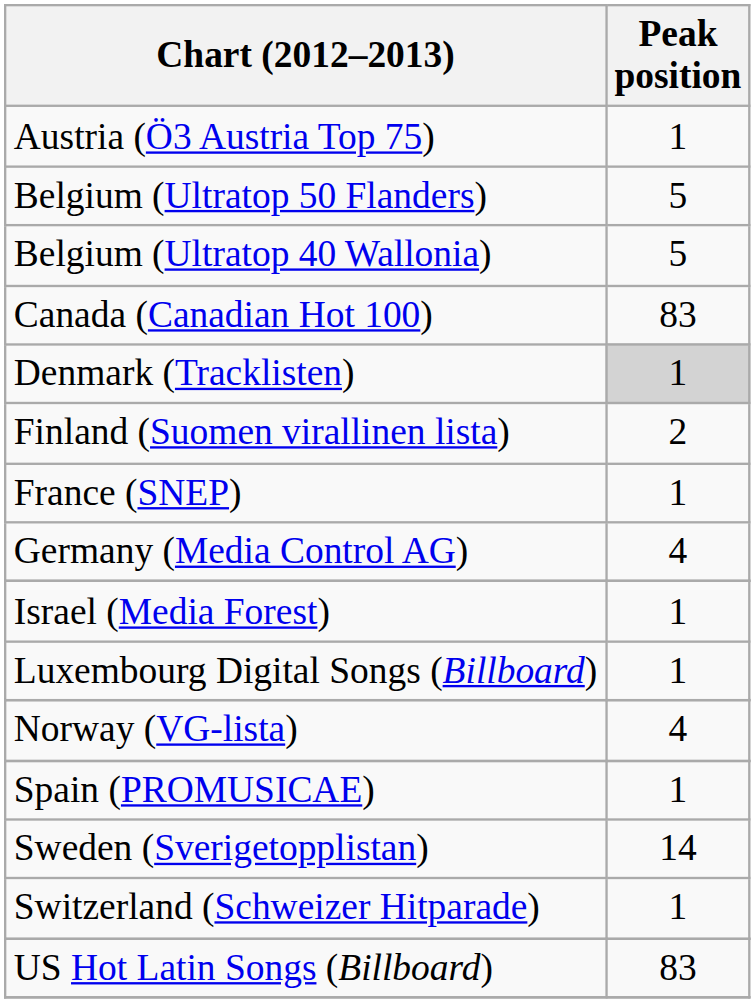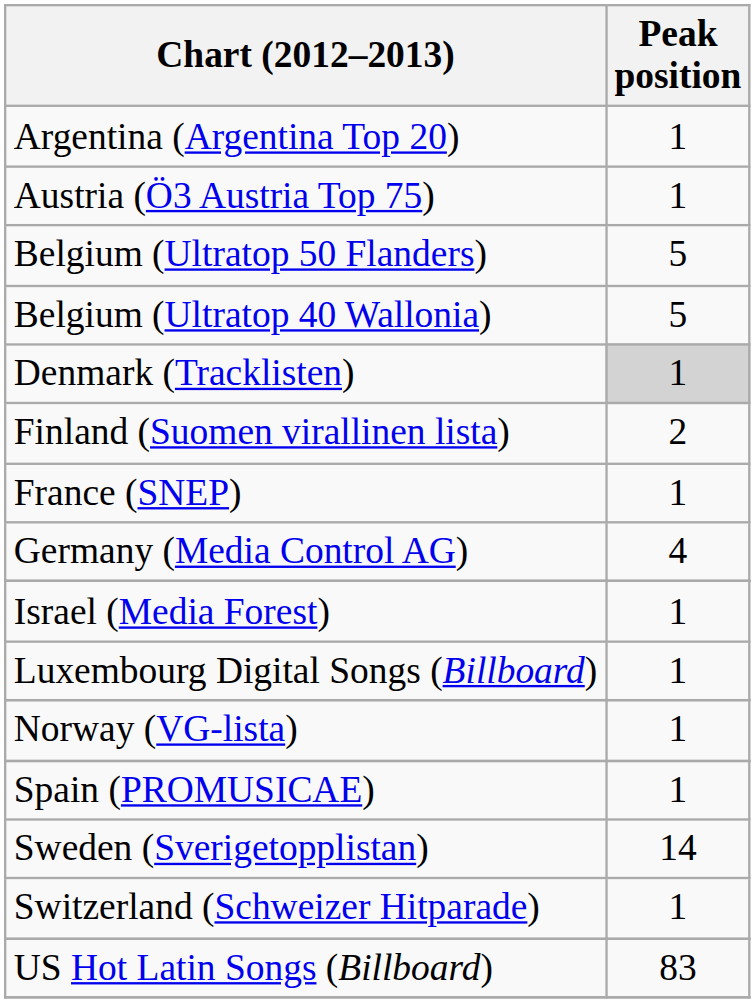+ row: (237, 135)
- row: (223, 313)
(678, 729) 4 -> (678, 729) 1
